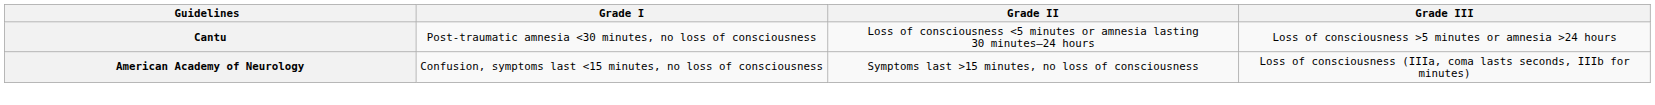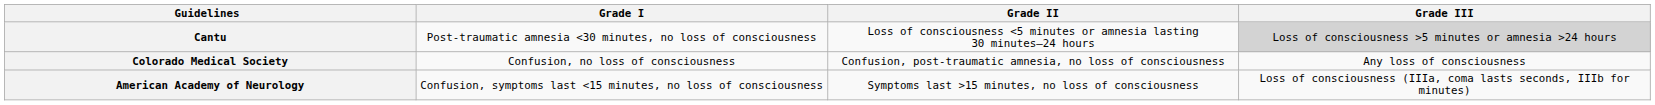(1445, 37) no background -> (1445, 37) lightgrey background
+ row: (210, 61)
